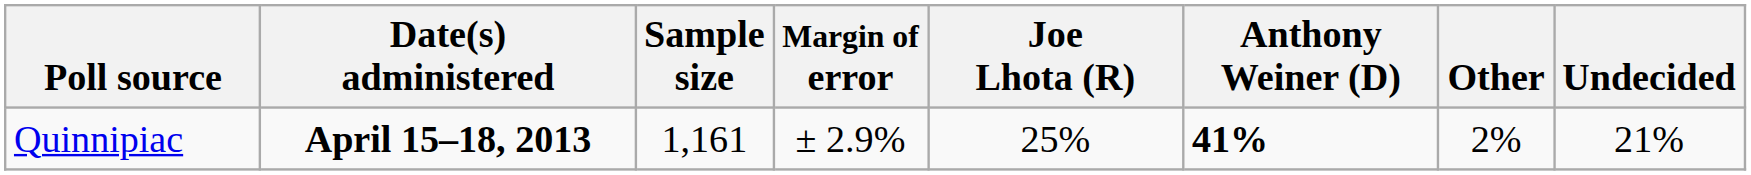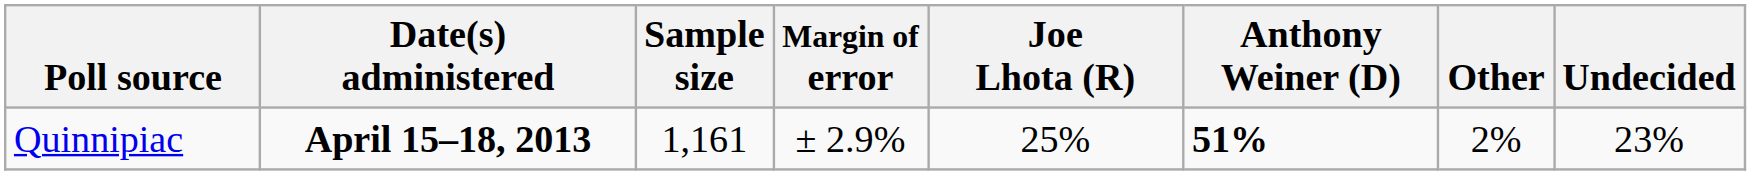(1230, 137) 41% -> (1230, 137) 51%
(1649, 137) 21% -> (1649, 137) 23%
